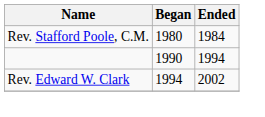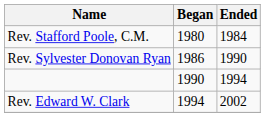+ row: (89, 58)
